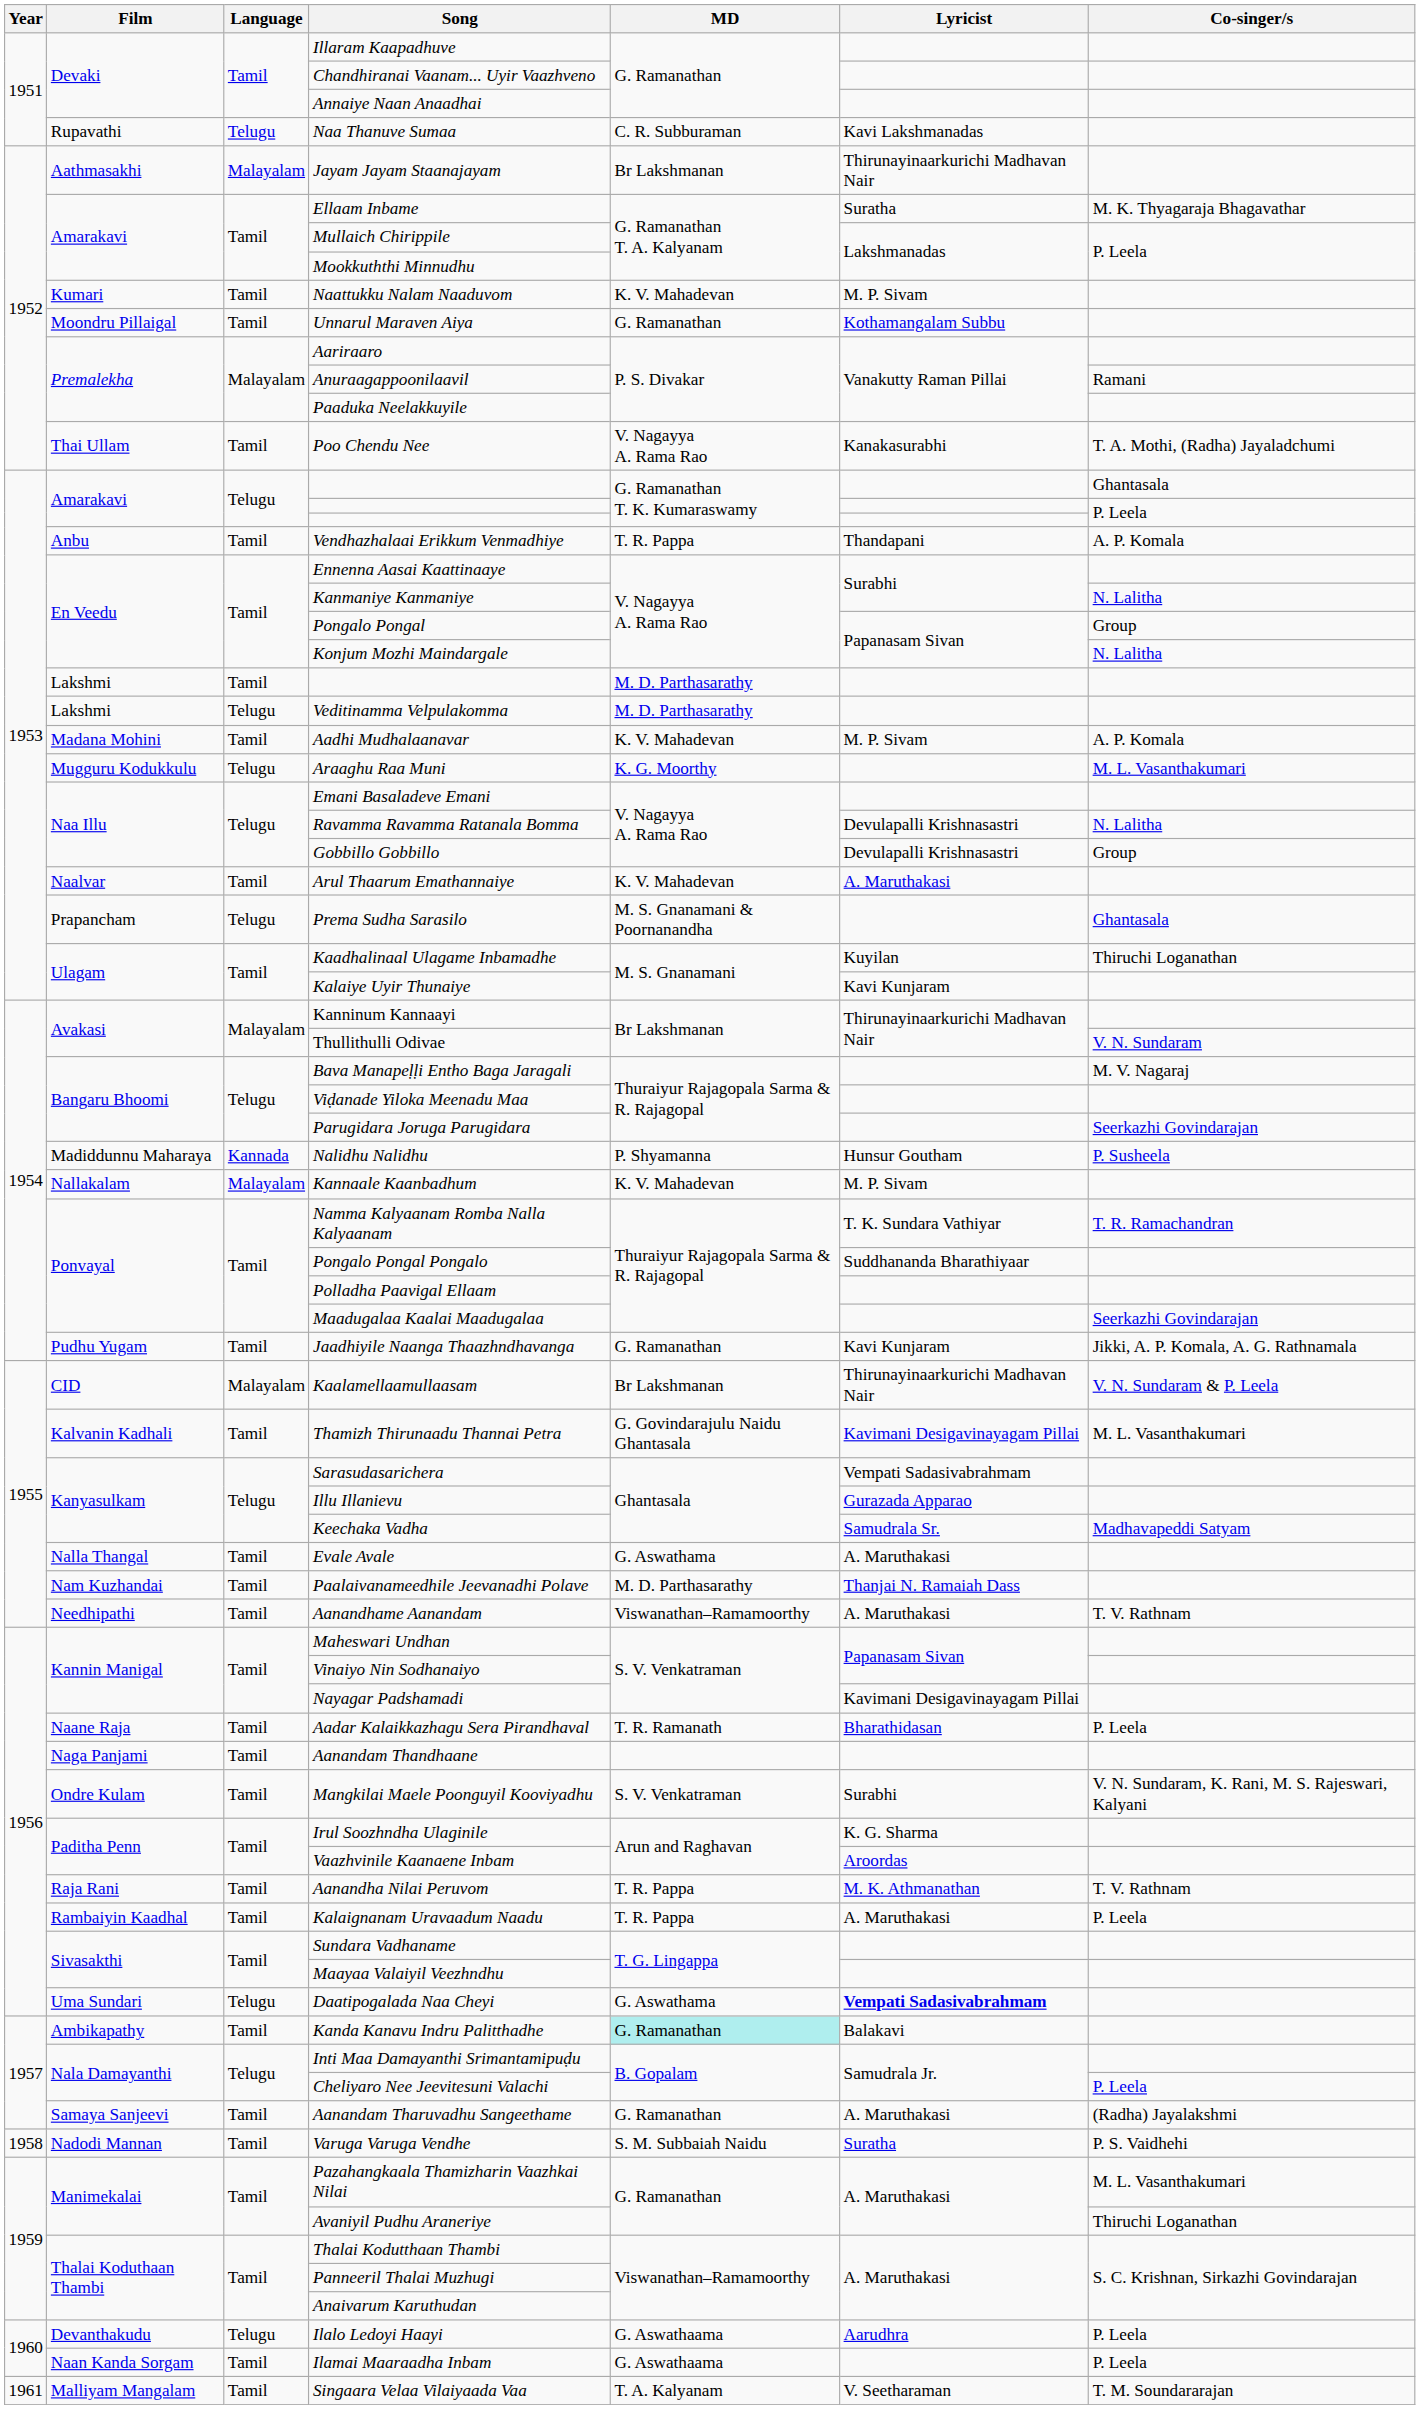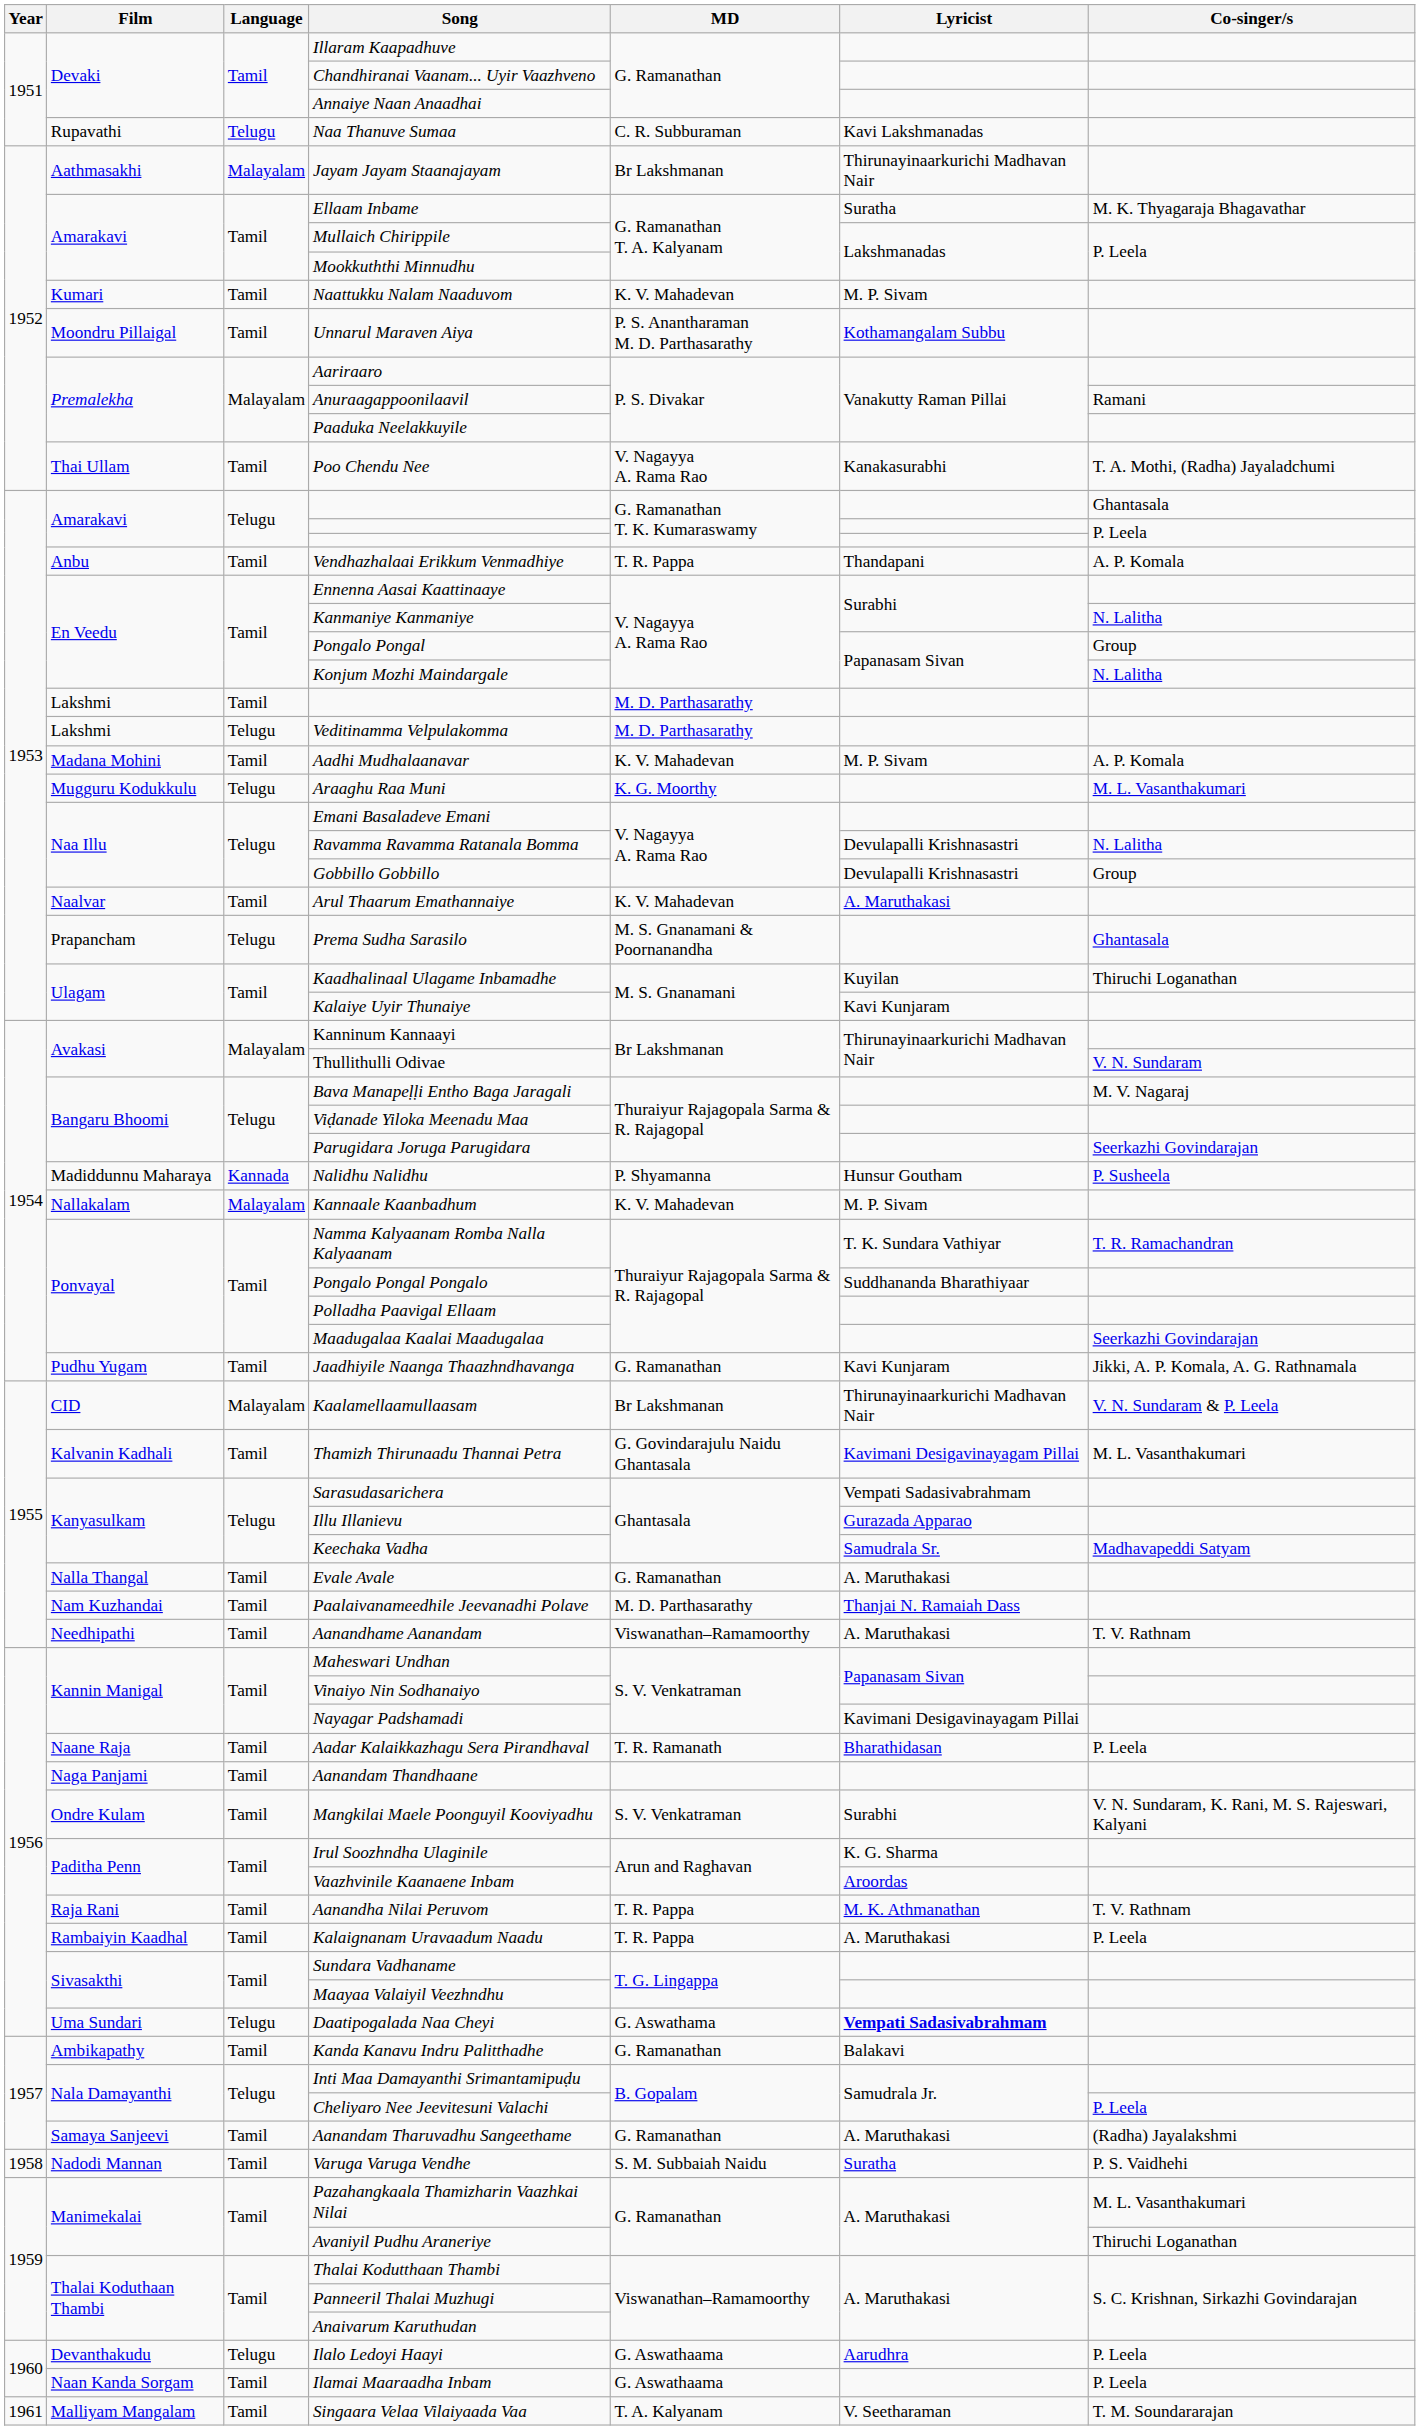(668, 322) G. Ramanathan -> (684, 332) P. S. Anantharaman M. D. Parthasarathy
(665, 1556) G. Aswathama -> (668, 1577) G. Ramanathan
(668, 2030) paleturquoise background -> (668, 2050) no background
